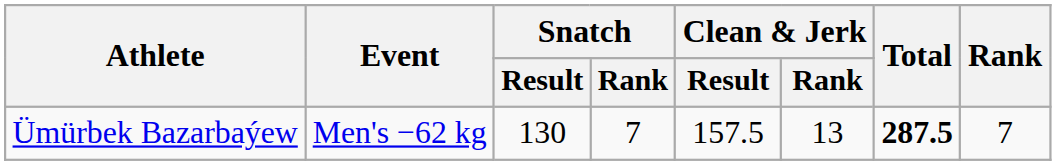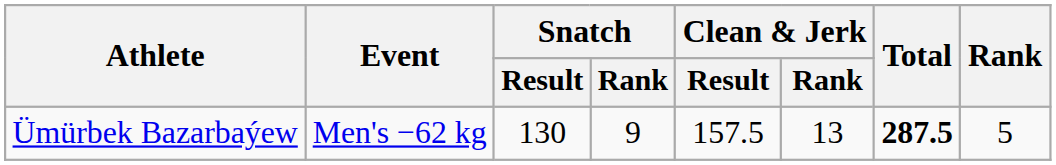(633, 133) 7 -> (633, 133) 9
(1005, 133) 7 -> (1005, 133) 5
